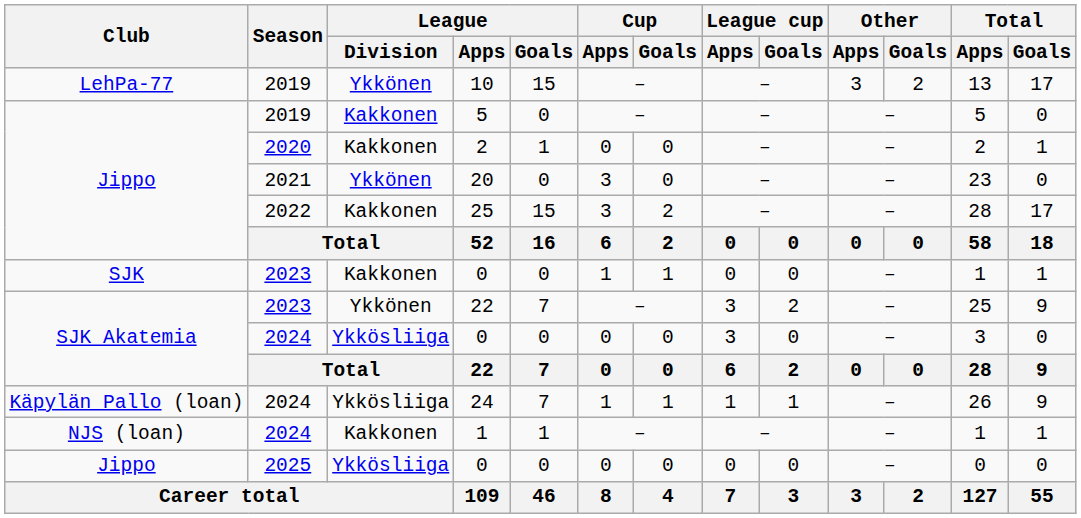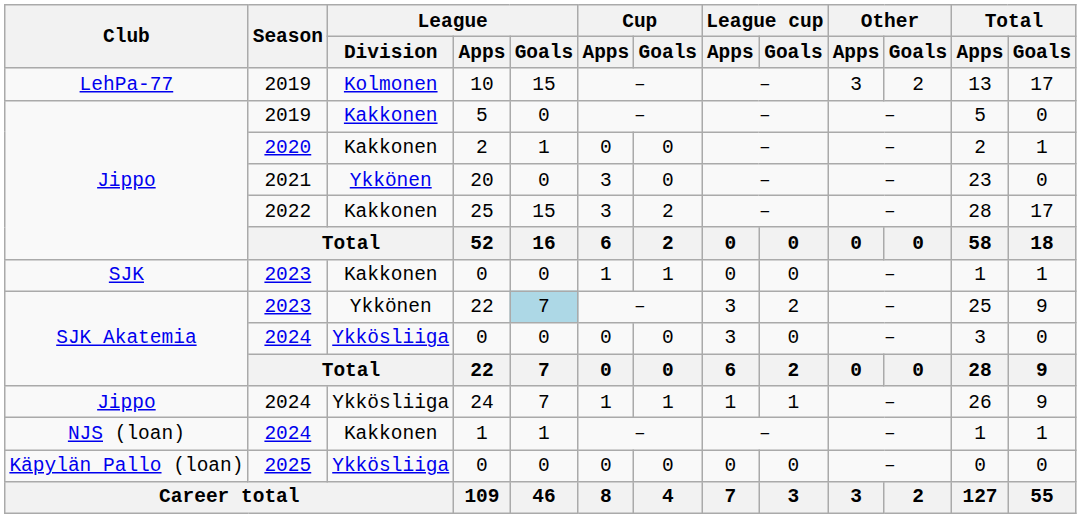(391, 84) Ykkönen -> (391, 84) Kolmonen
(544, 307) no background -> (544, 307) lightblue background
(126, 402) Käpylän Pallo (loan) -> (126, 402) Jippo
(126, 466) Jippo -> (126, 466) Käpylän Pallo (loan)
